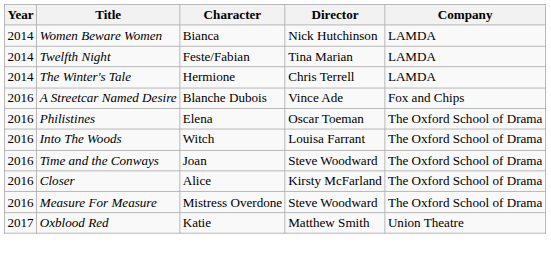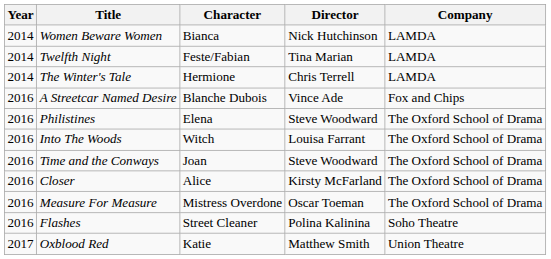(326, 118) Oscar Toeman -> (333, 118) Steve Woodward
(333, 202) Steve Woodward -> (326, 202) Oscar Toeman
+ row: (60, 222)
